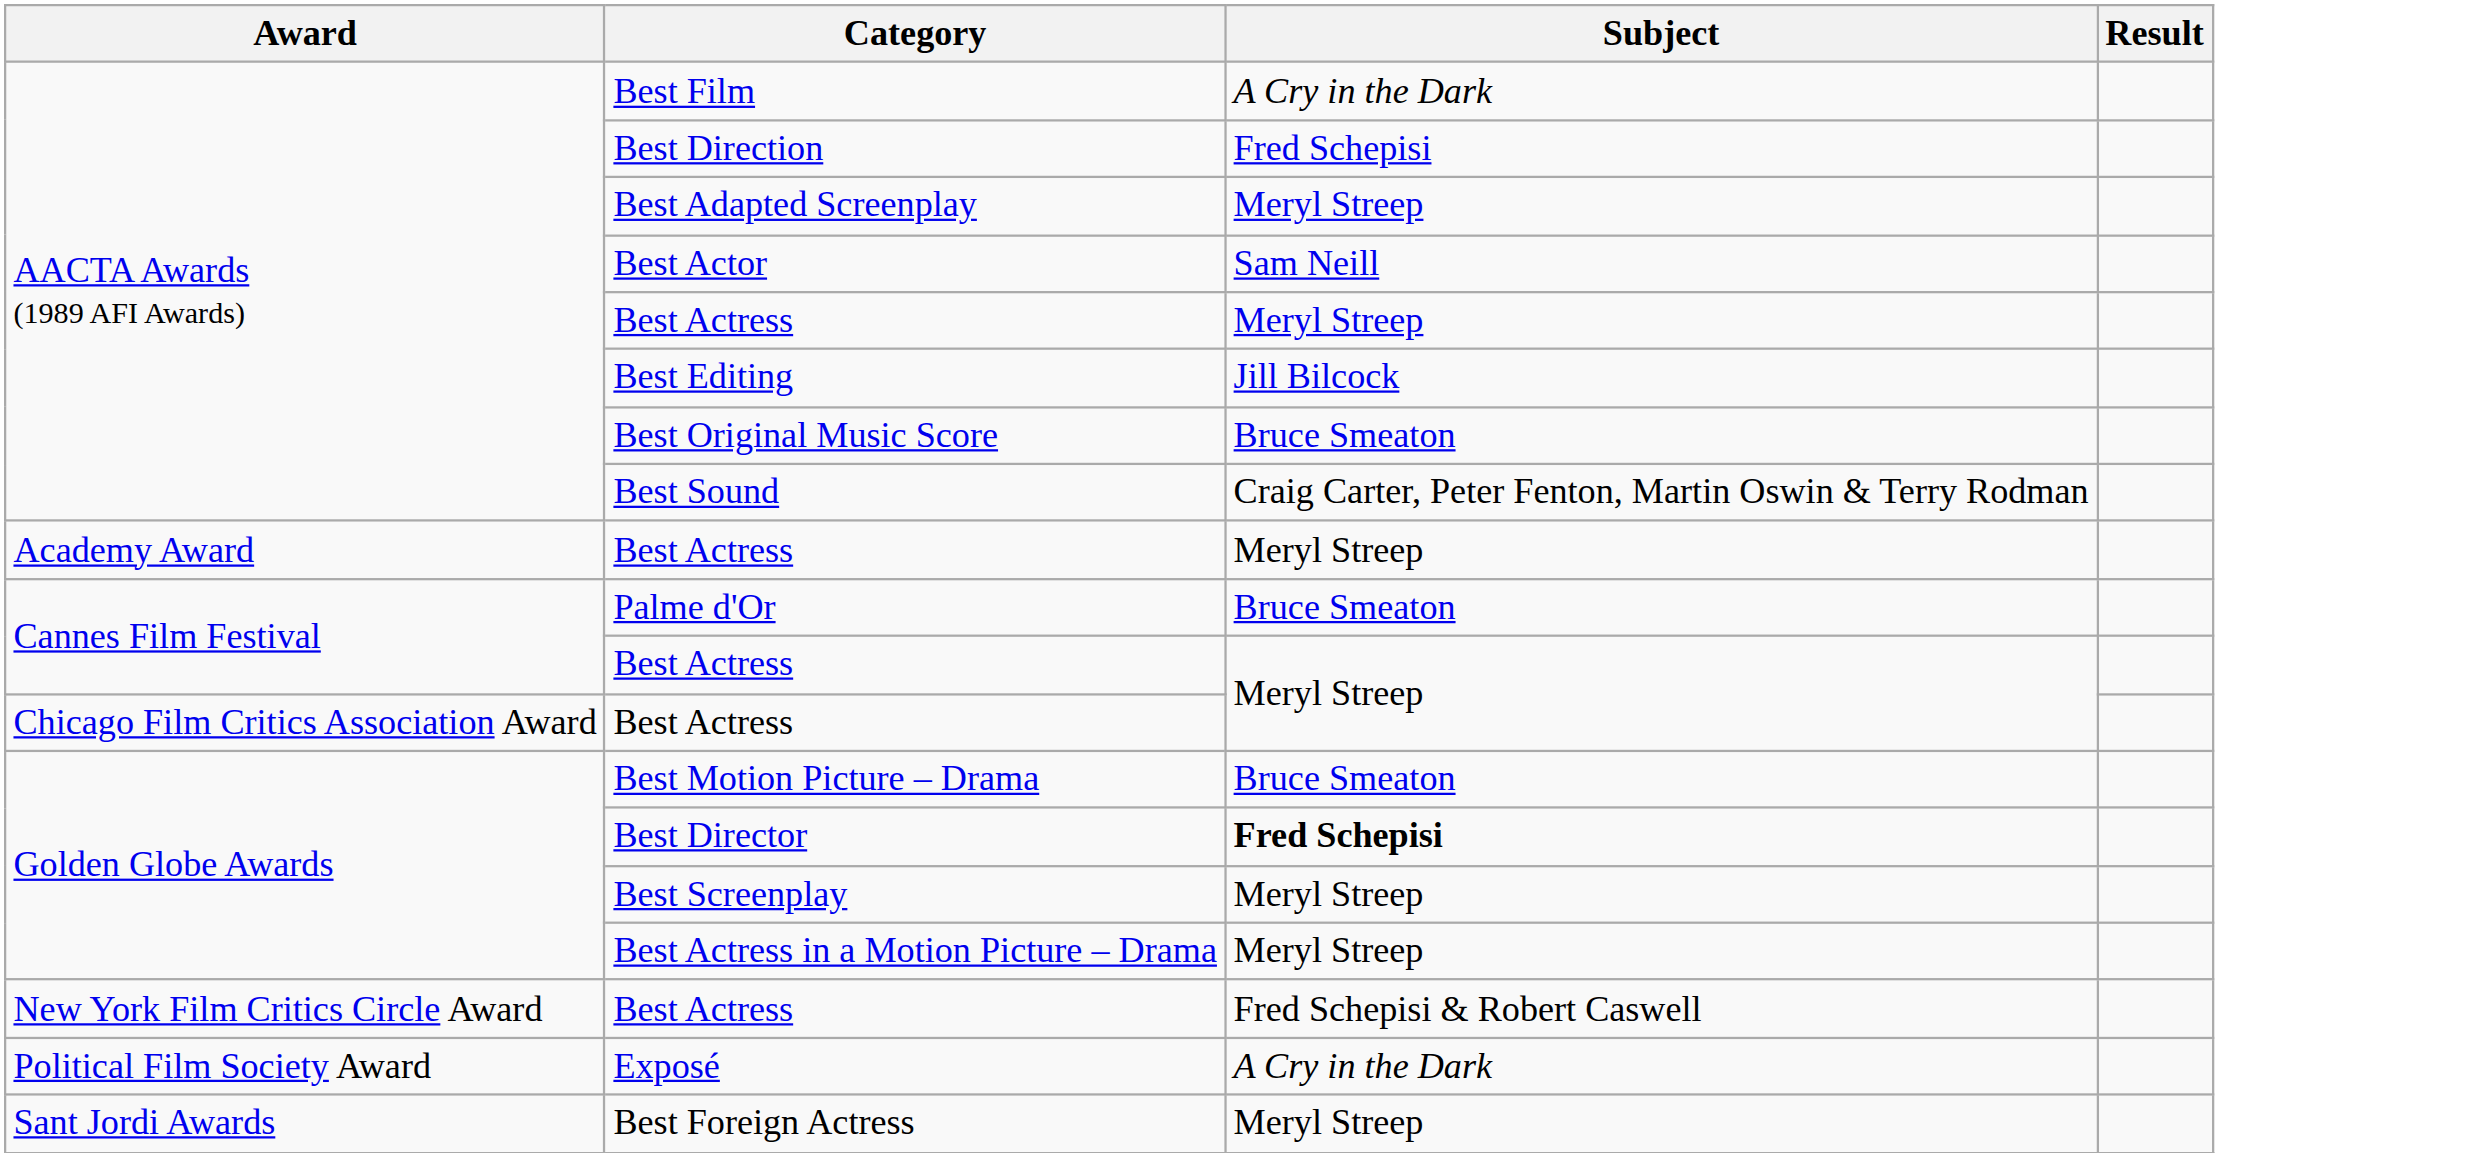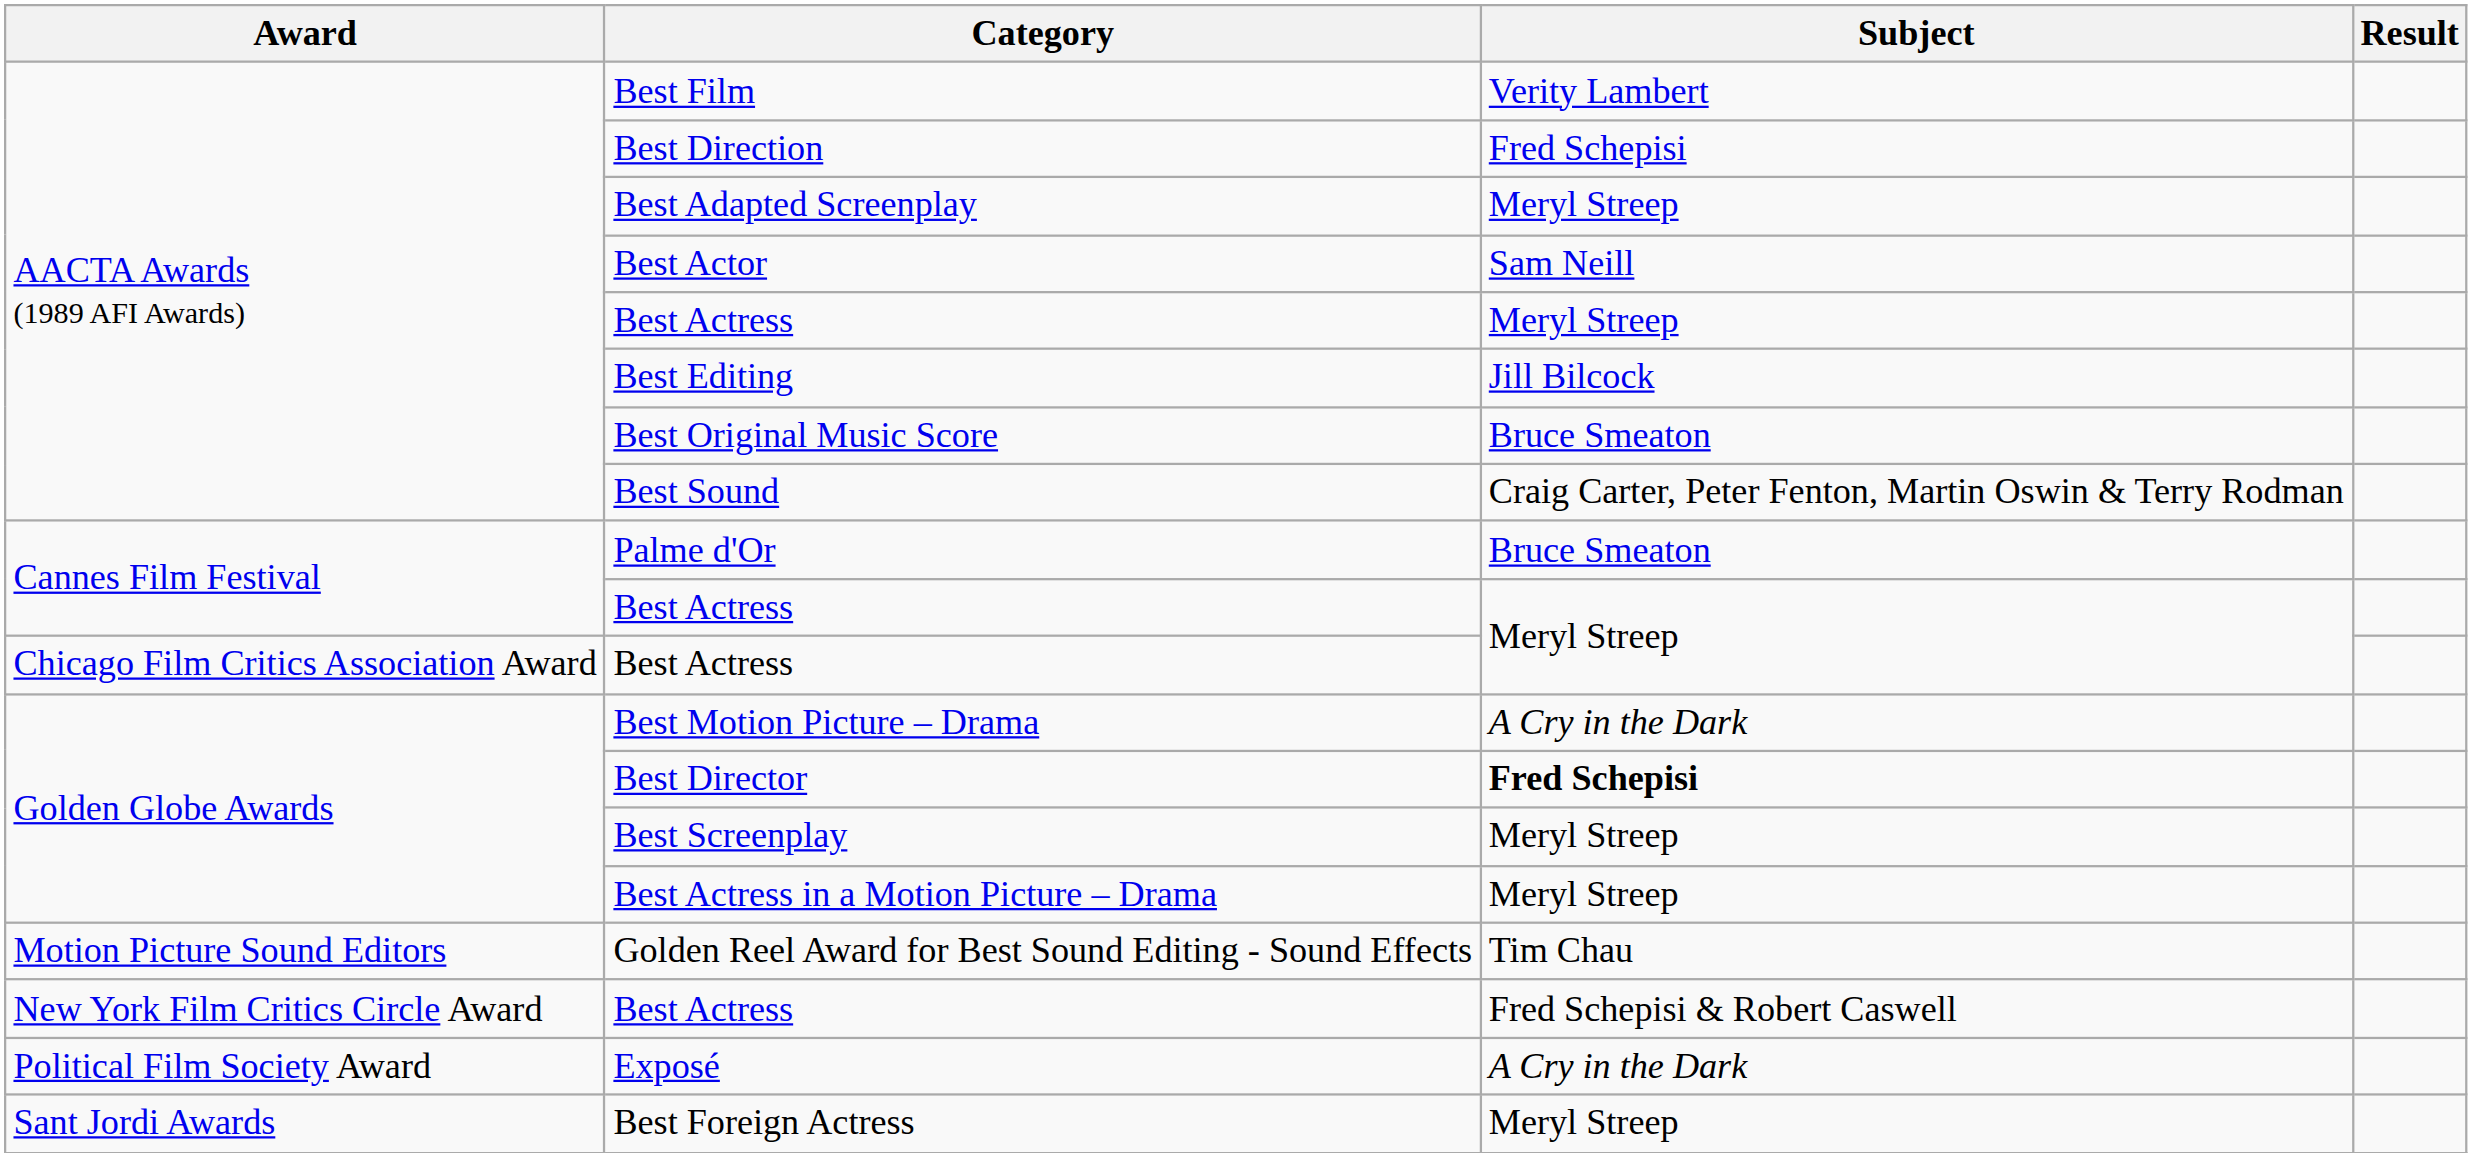(1363, 90) A Cry in the Dark -> (1599, 90) Verity Lambert
- row: (134, 549)
(1345, 778) Bruce Smeaton -> (1618, 721) A Cry in the Dark
+ row: (230, 950)
